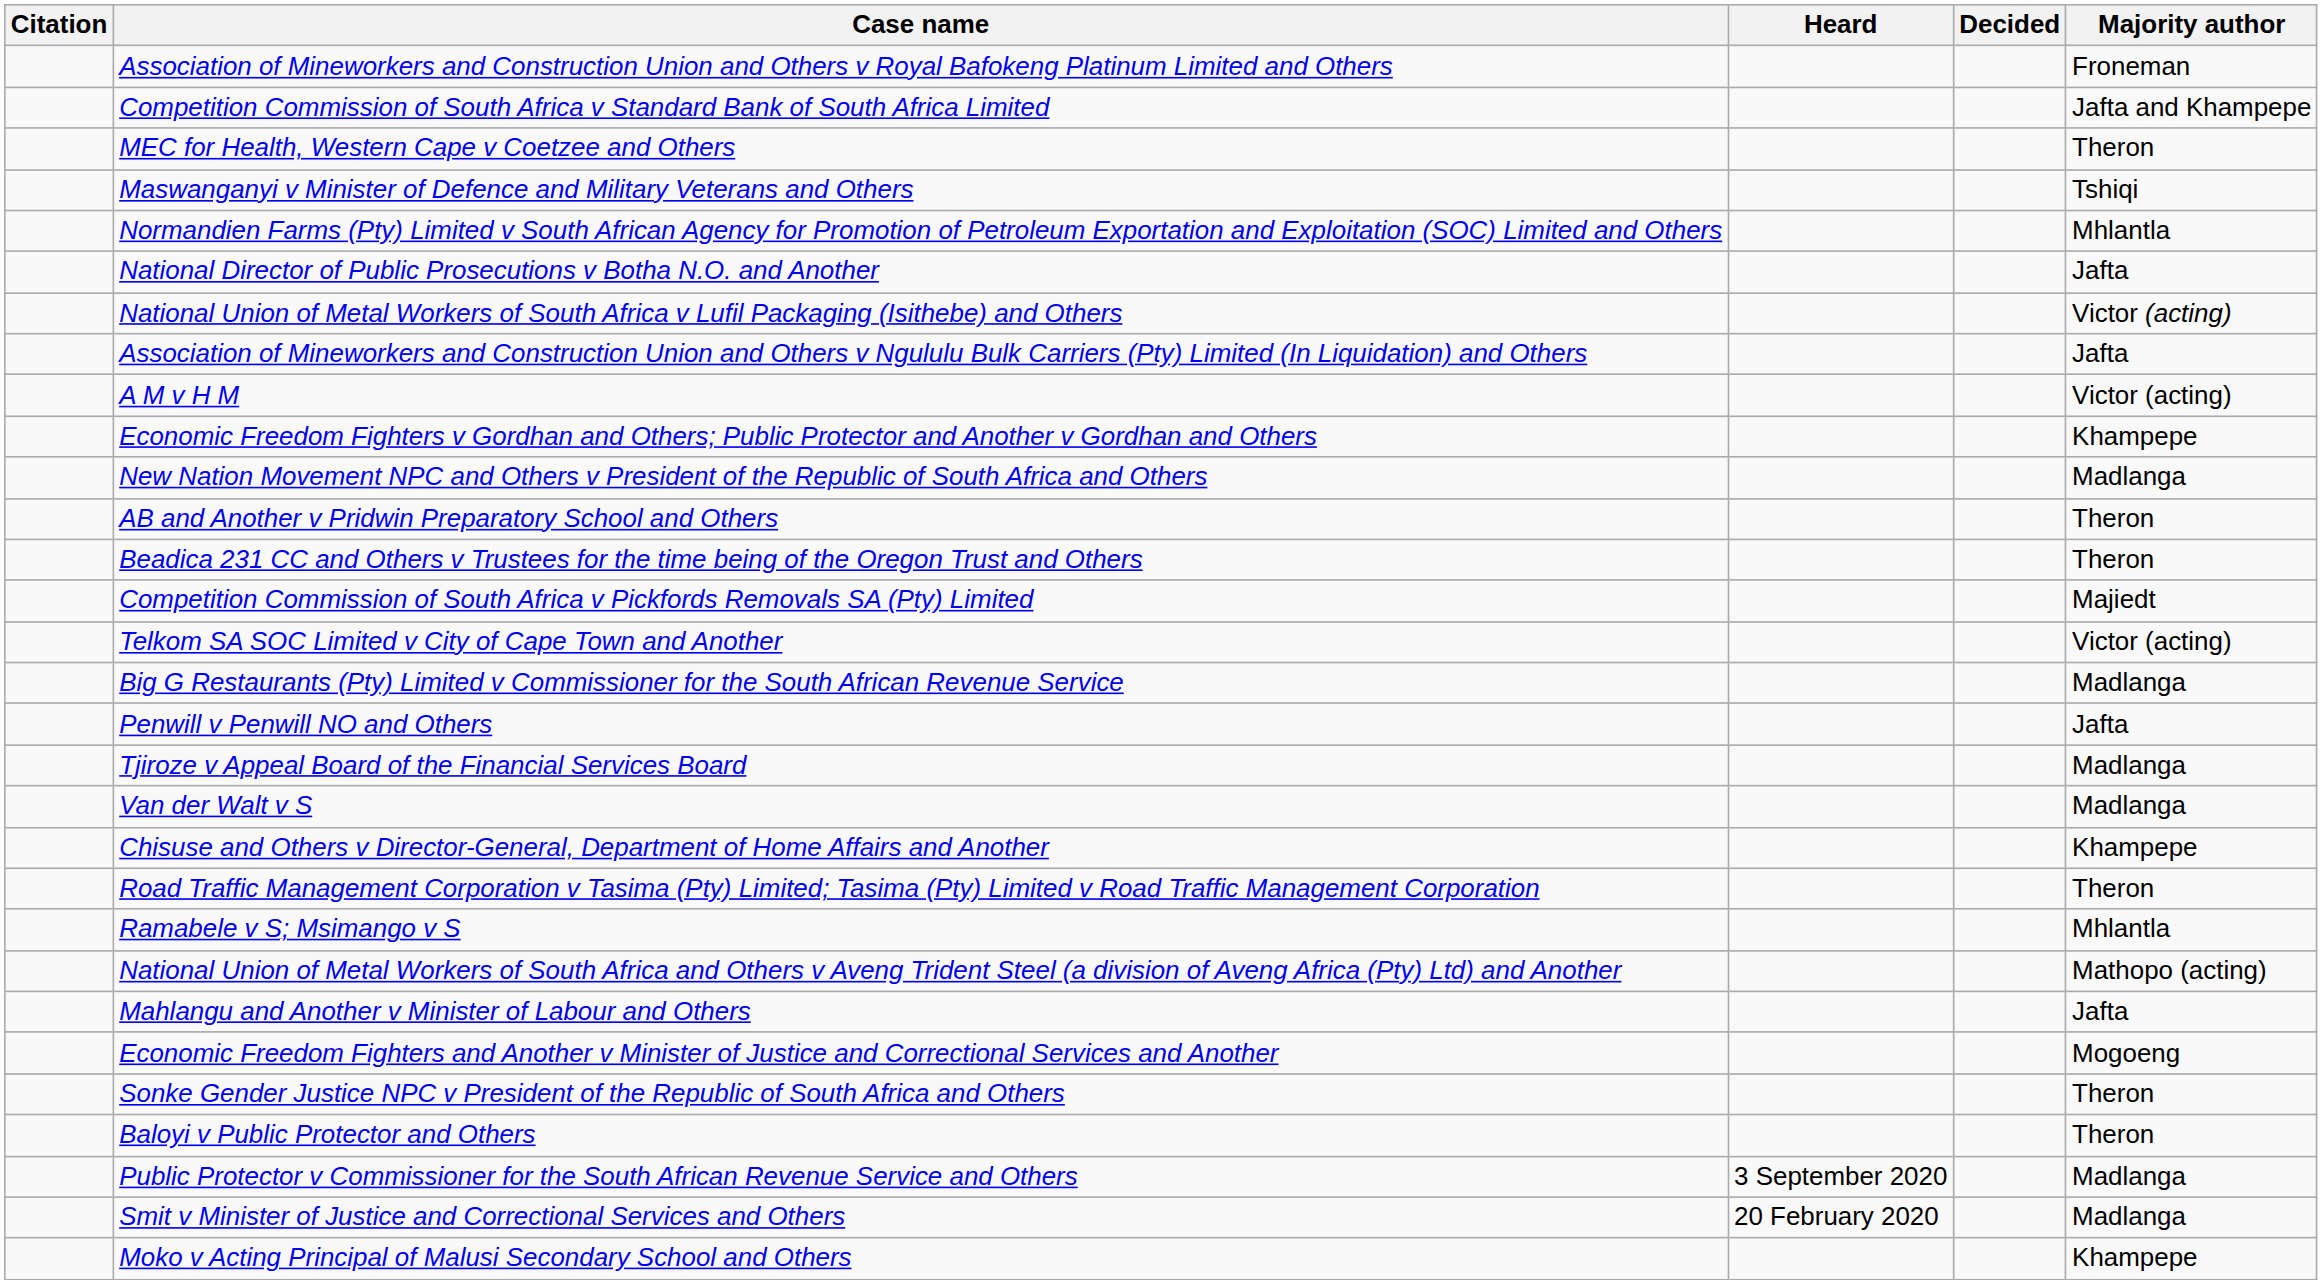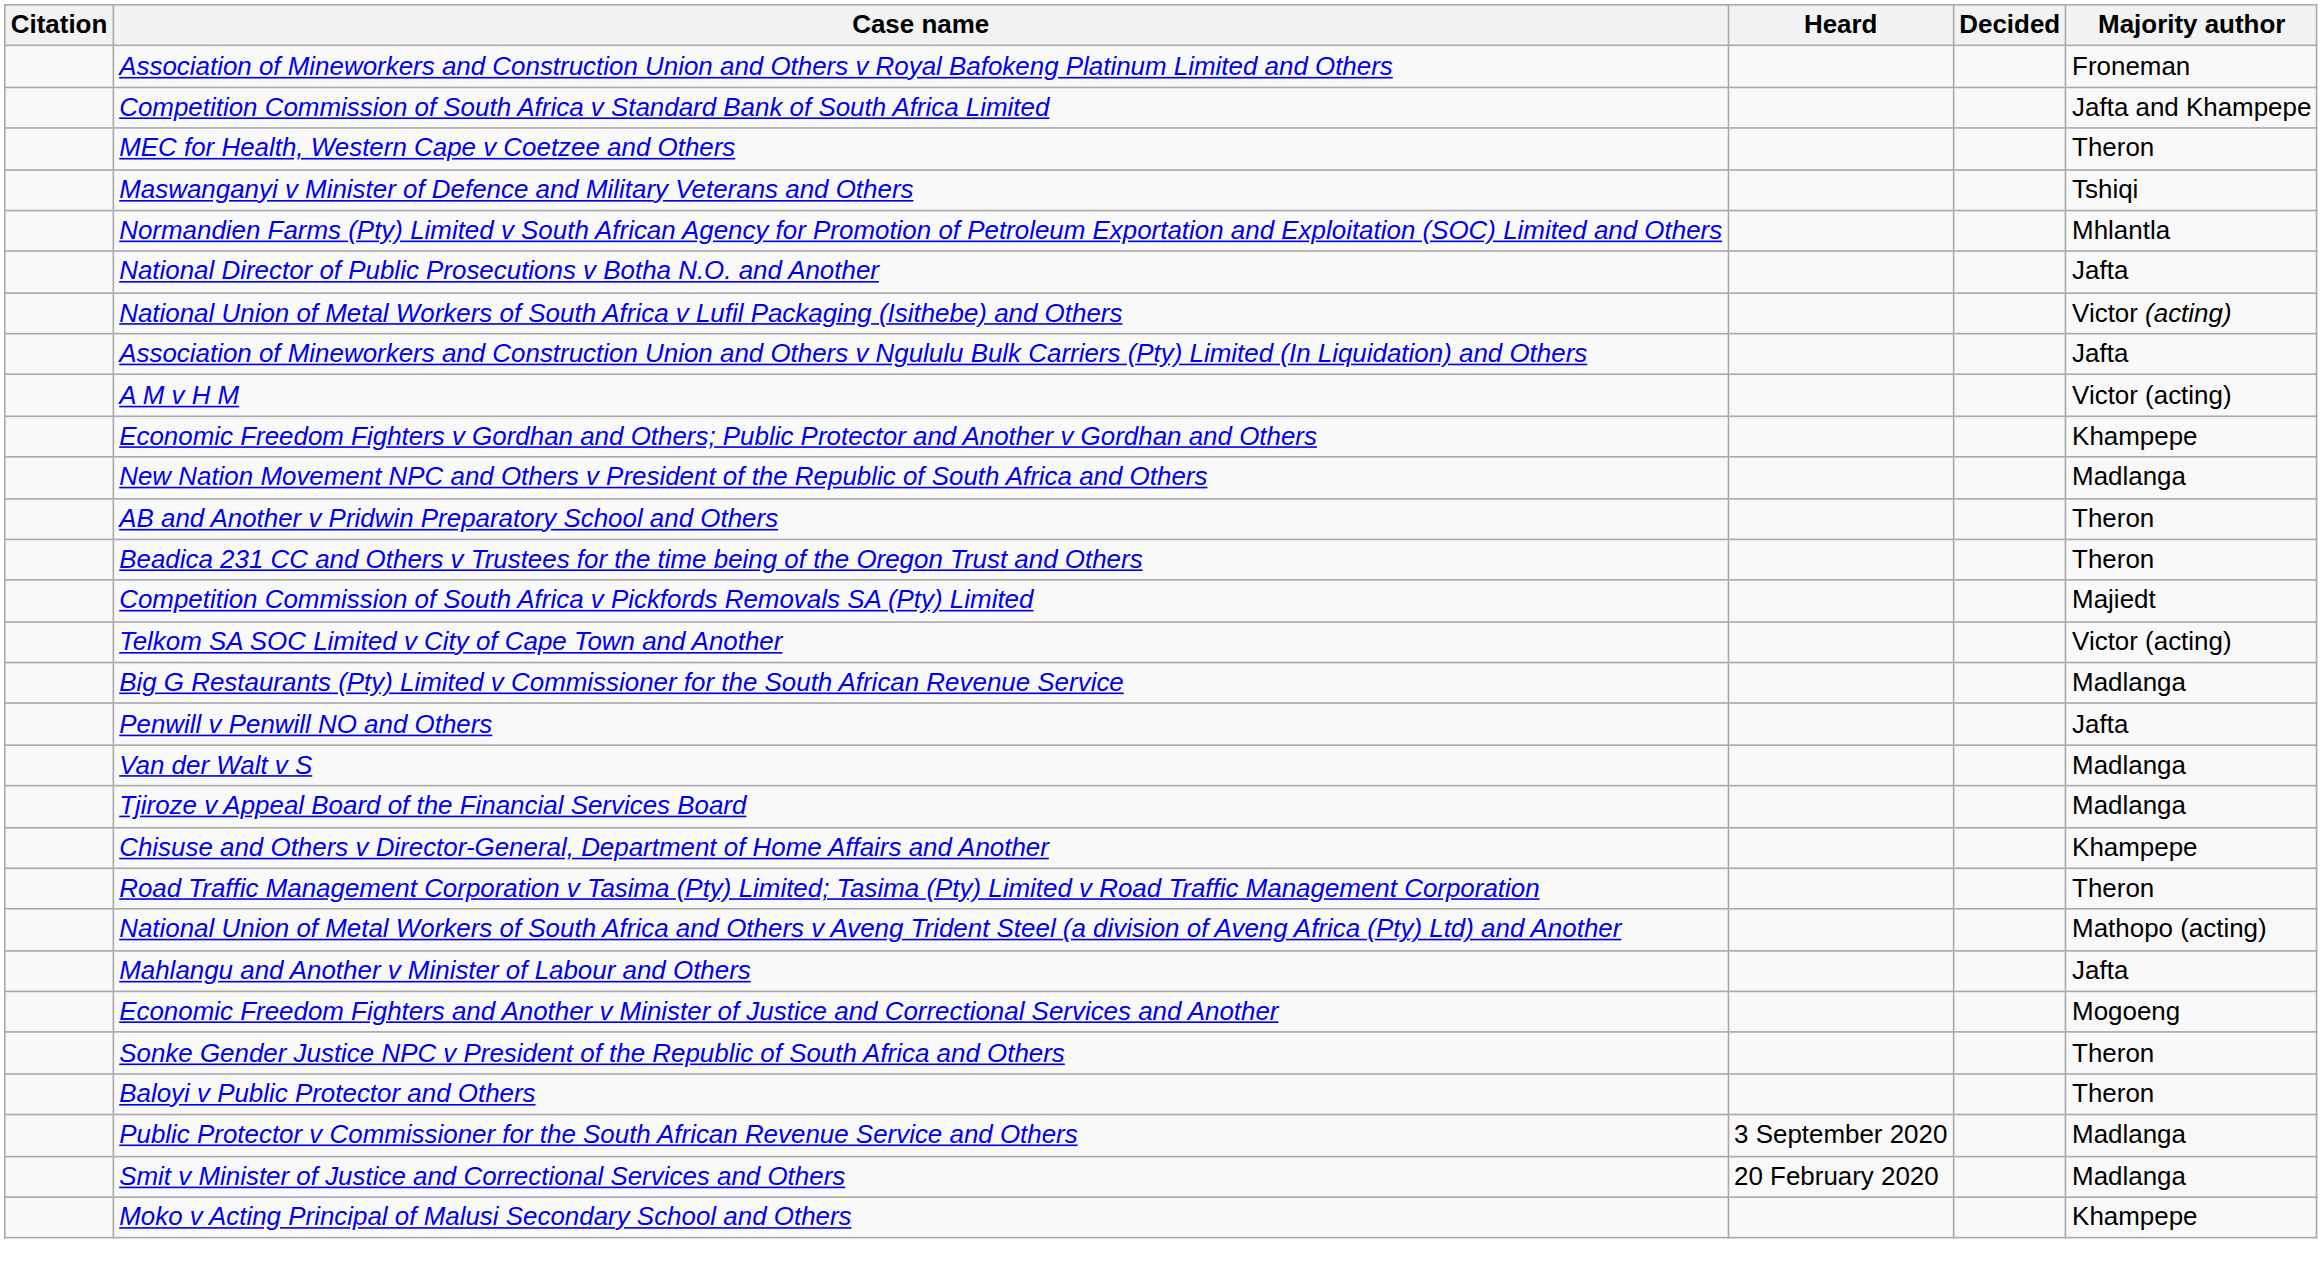rows swapped: (433, 764) <-> (216, 806)
- row: (290, 929)
